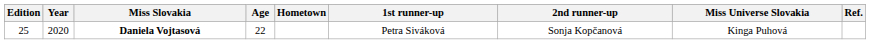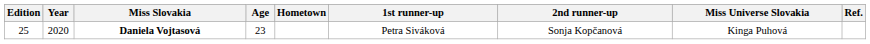(260, 30) 22 -> (260, 30) 23
